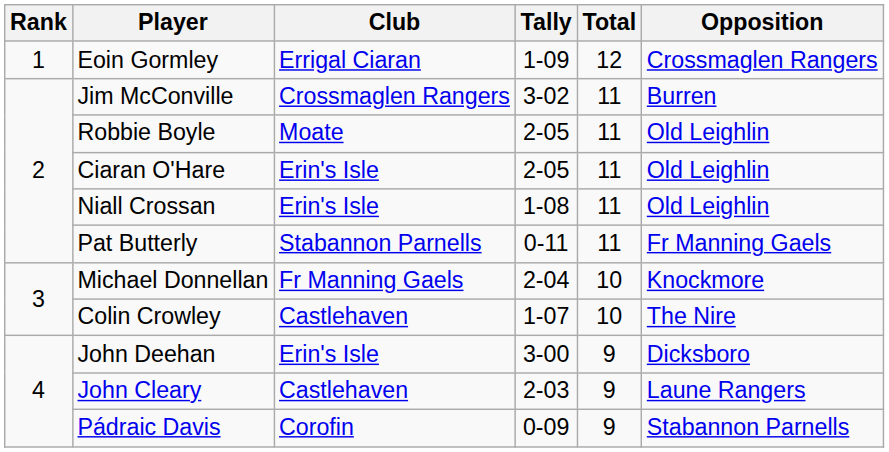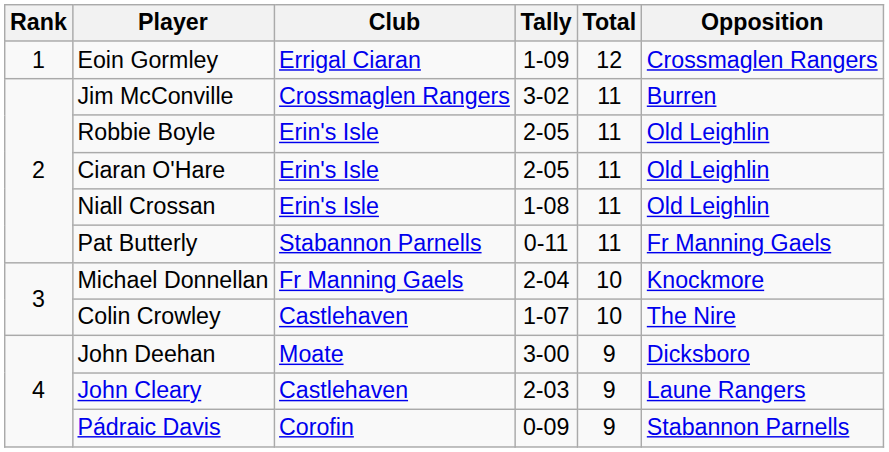(311, 133) Moate -> (329, 133) Erin's Isle
(329, 354) Erin's Isle -> (311, 354) Moate
